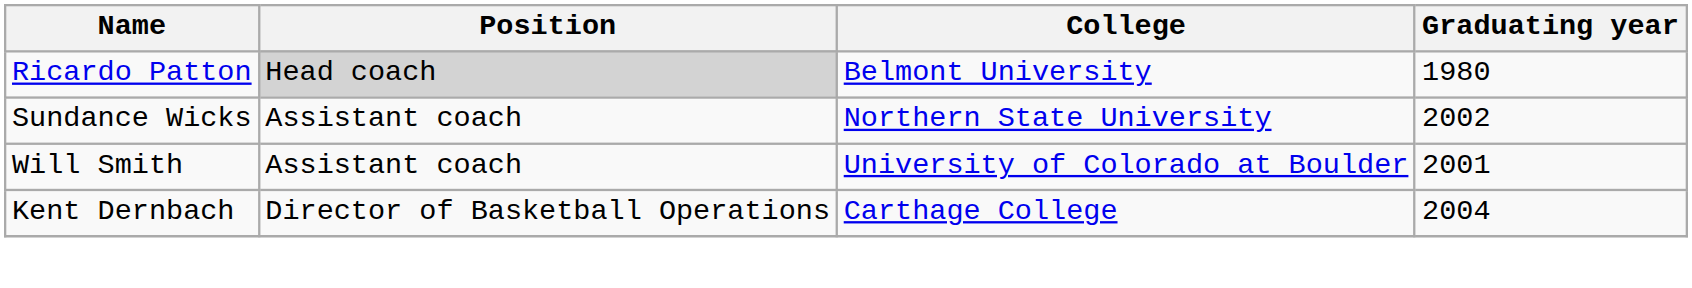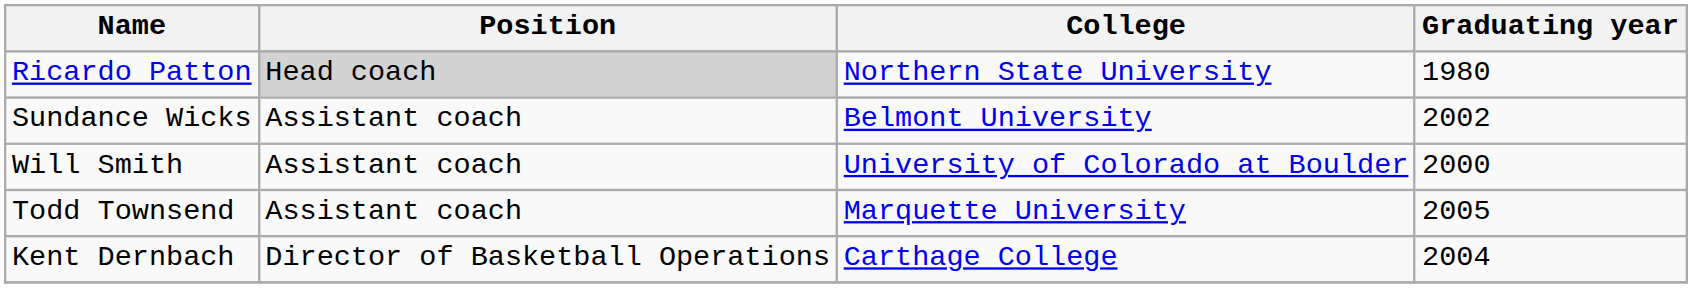(998, 75) Belmont University -> (1058, 75) Northern State University
(1058, 121) Northern State University -> (998, 121) Belmont University
(1456, 167) 2001 -> (1456, 167) 2000
+ row: (123, 213)
